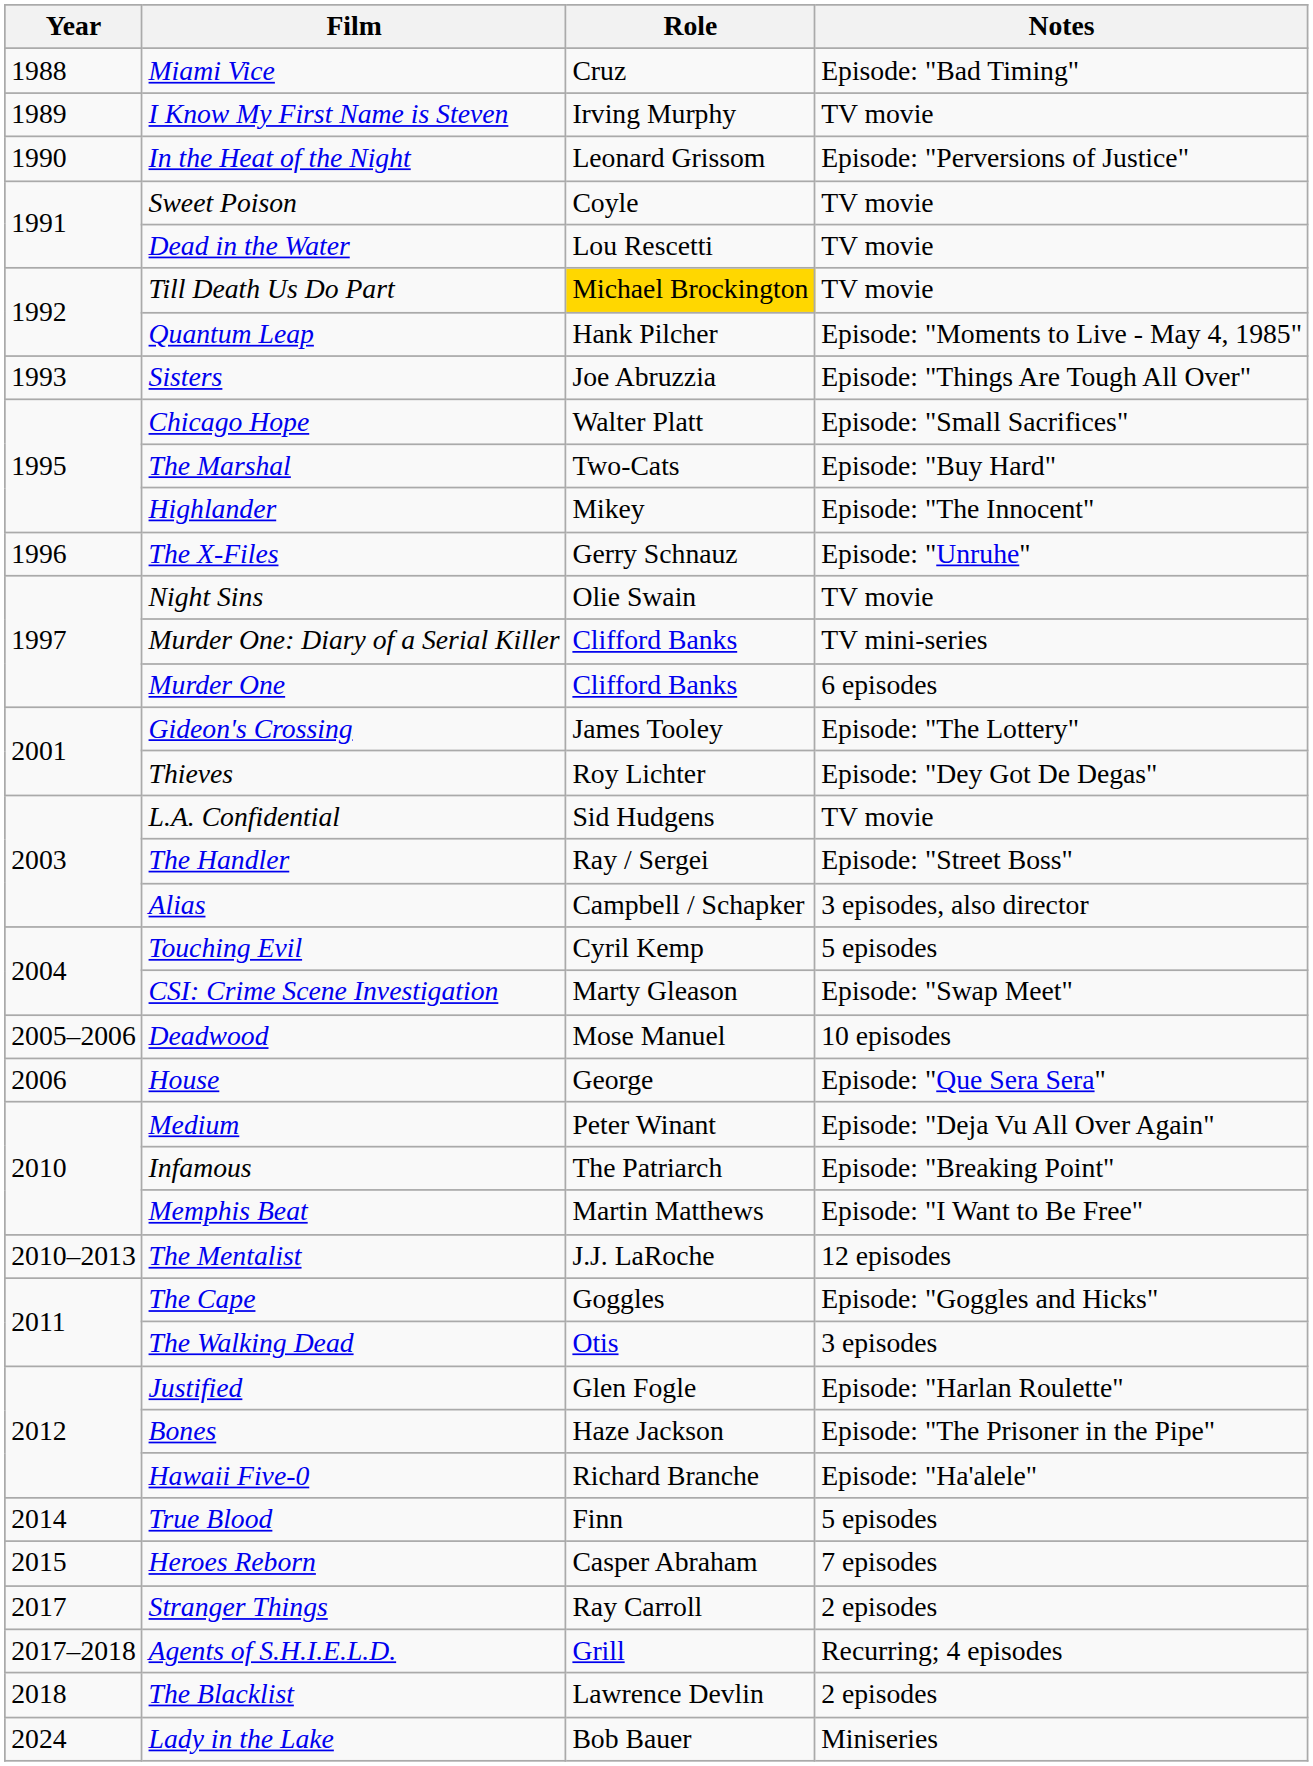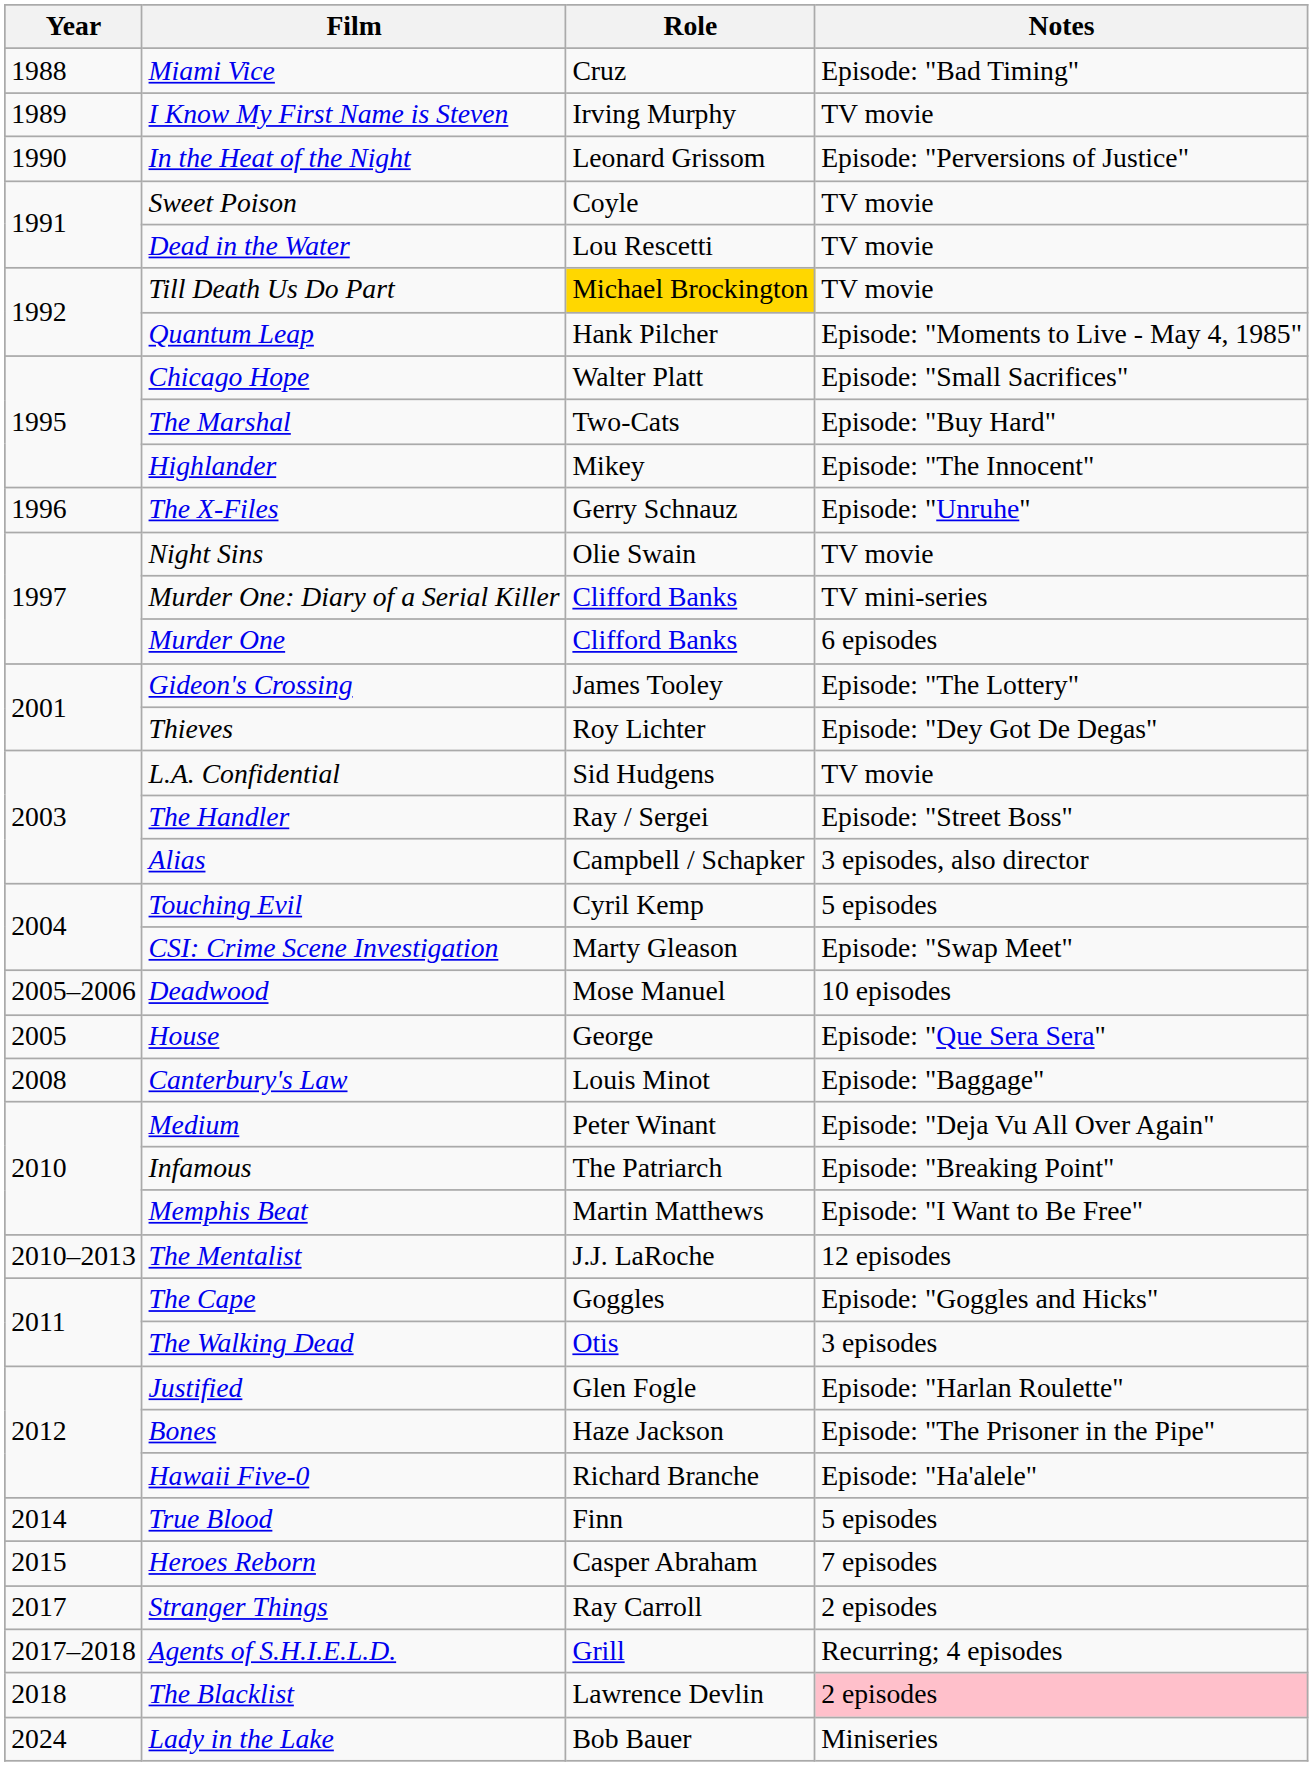- row: (185, 377)
(39, 1080) 2006 -> (39, 1036) 2005
+ row: (248, 1080)
(879, 1694) no background -> (879, 1694) pink background
